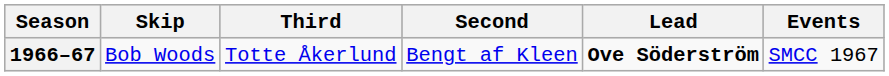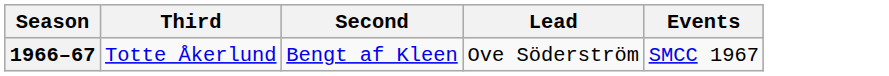- column: (160, 21)
(673, 55) bold -> (553, 55) normal
